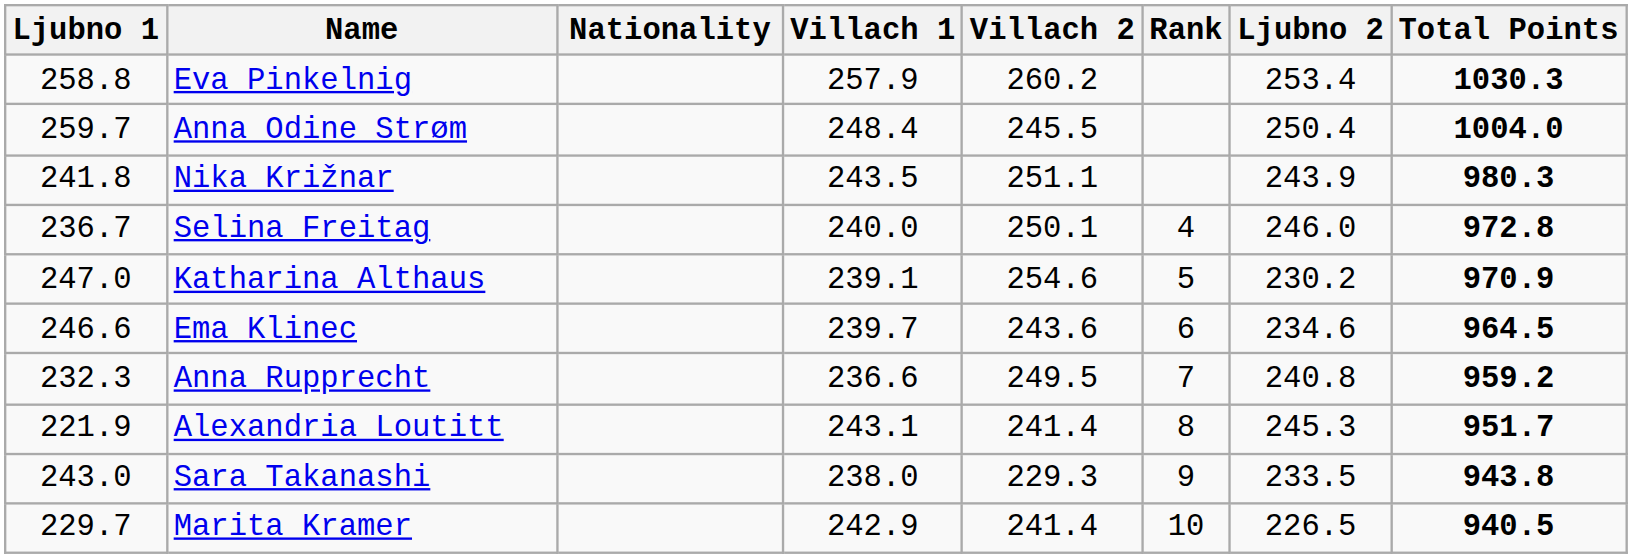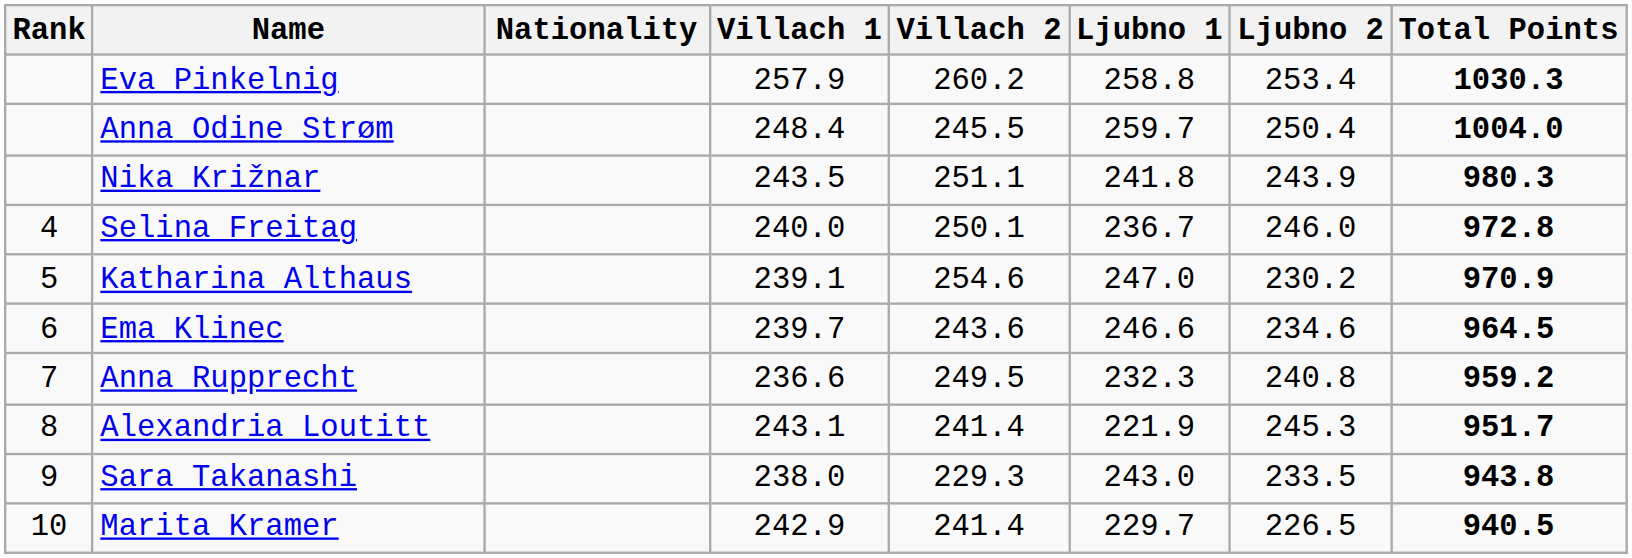columns swapped: (1186, 30) <-> (86, 30)
